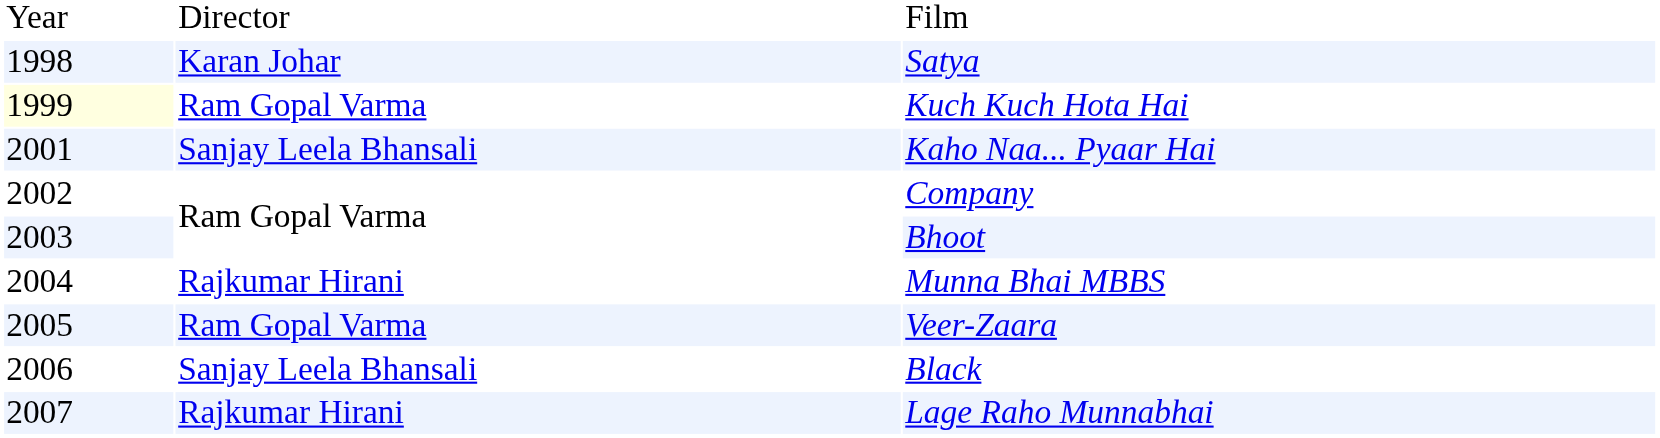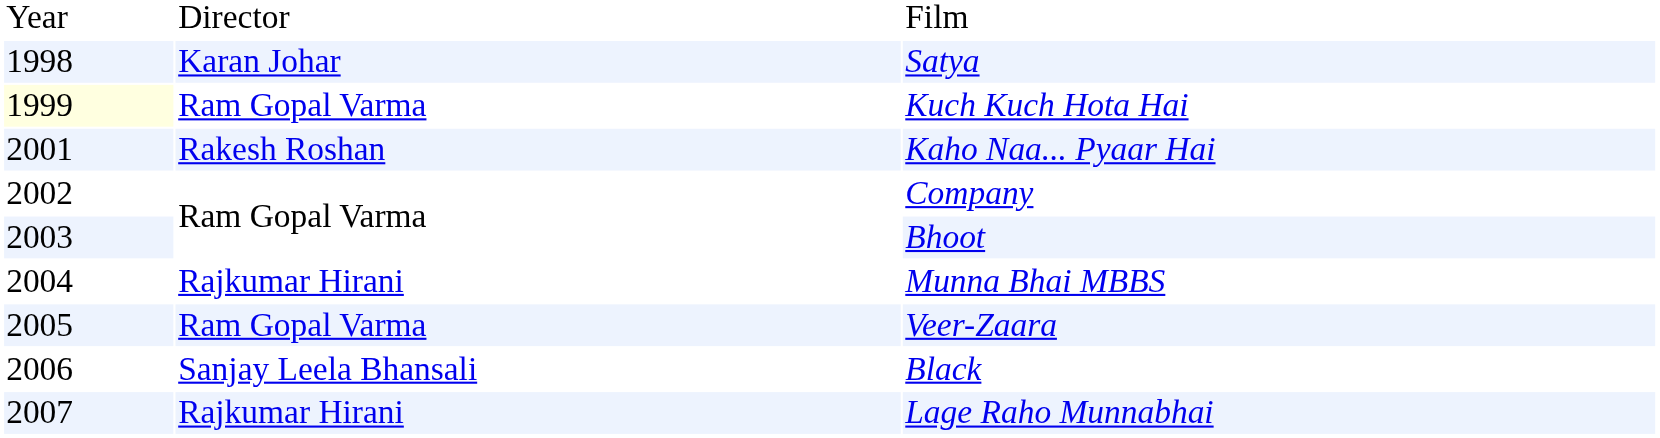(328, 149) Sanjay Leela Bhansali -> (282, 149) Rakesh Roshan
